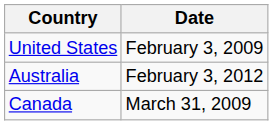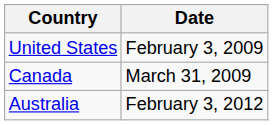rows swapped: (40, 104) <-> (44, 76)
